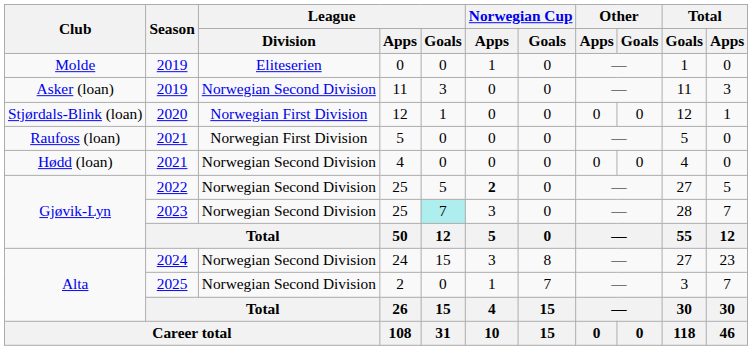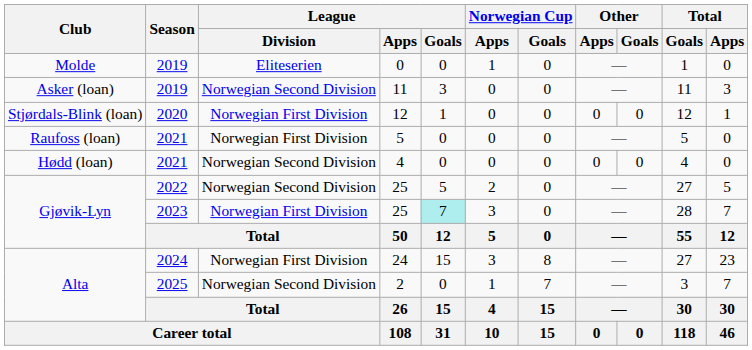(492, 187) bold -> (492, 187) normal
(289, 211) Norwegian Second Division -> (289, 211) Norwegian First Division
(289, 260) Norwegian Second Division -> (289, 260) Norwegian First Division
